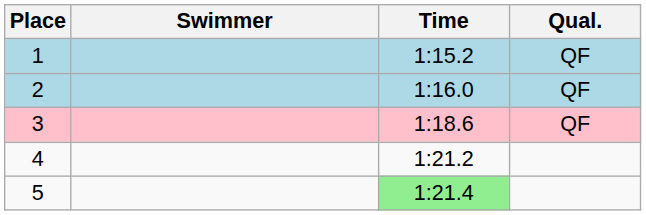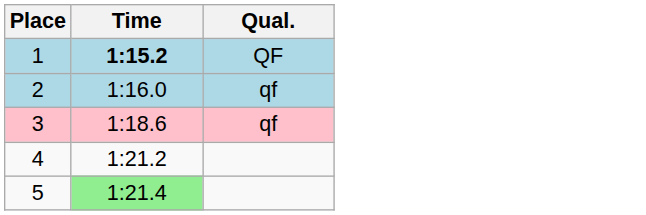- column: (225, 21)
(444, 55) normal -> (137, 55) bold
(575, 90) QF -> (268, 90) qf
(575, 124) QF -> (268, 124) qf
